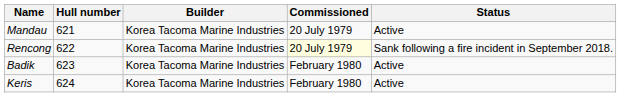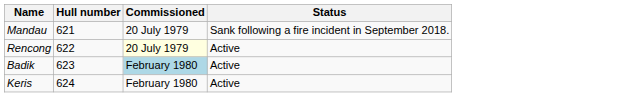- column: (205, 13)
(389, 30) Active -> (330, 30) Sank following a fire incident in September 2018.
(493, 48) Sank following a fire incident in September 2018. -> (225, 48) Active
(325, 65) no background -> (162, 65) lightblue background
